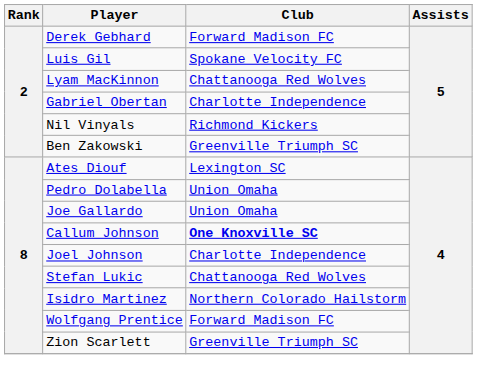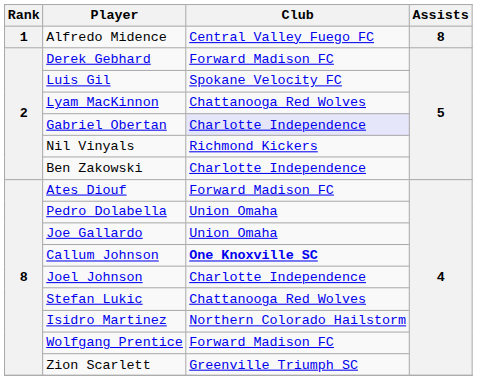+ row: (107, 37)
(278, 103) no background -> (278, 125) lavender background
(274, 146) Greenville Triumph SC -> (278, 168) Charlotte Independence
(237, 168) Lexington SC -> (262, 190) Forward Madison FC
